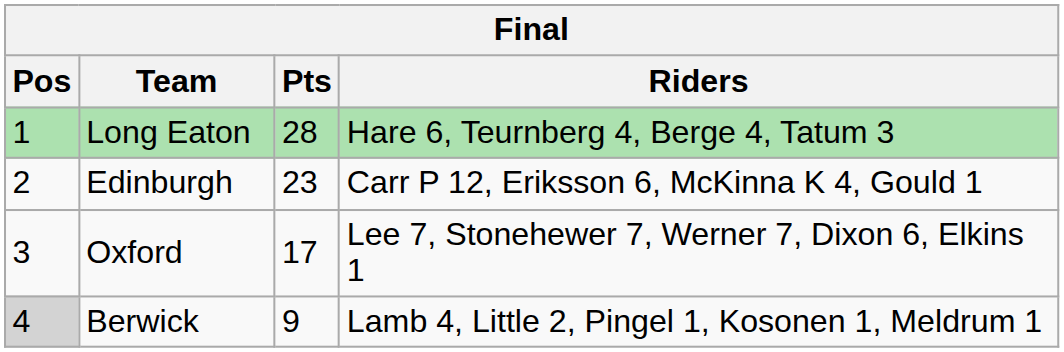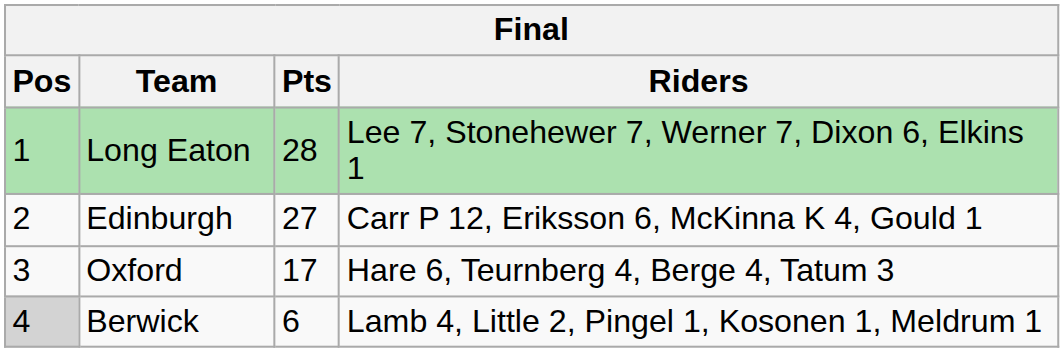(621, 132) Hare 6, Teurnberg 4, Berge 4, Tatum 3 -> (685, 150) Lee 7, Stonehewer 7, Werner 7, Dixon 6, Elkins 1
(300, 183) 23 -> (300, 219) 27
(685, 252) Lee 7, Stonehewer 7, Werner 7, Dixon 6, Elkins 1 -> (621, 270) Hare 6, Teurnberg 4, Berge 4, Tatum 3
(291, 321) 9 -> (291, 321) 6
